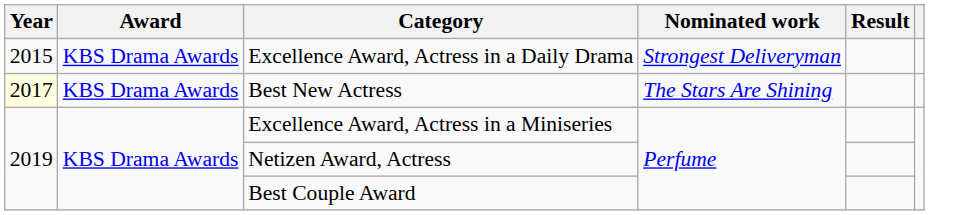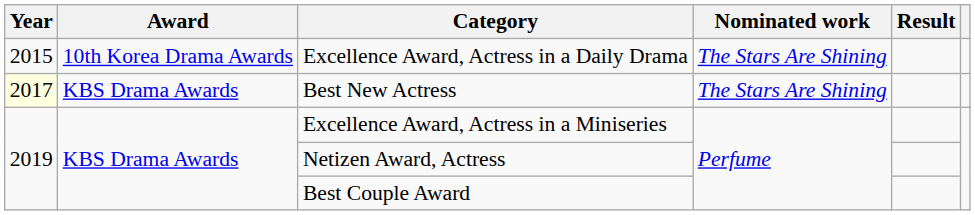(151, 55) KBS Drama Awards -> (178, 55) 10th Korea Drama Awards
(742, 55) Strongest Deliveryman -> (792, 55) The Stars Are Shining
